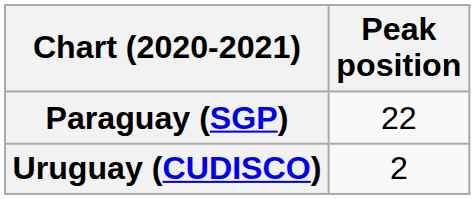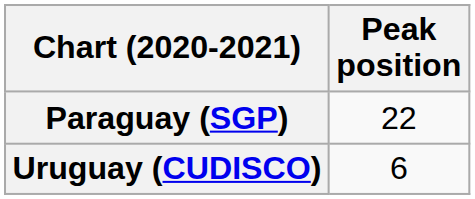(399, 168) 2 -> (399, 168) 6
